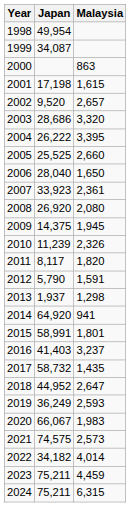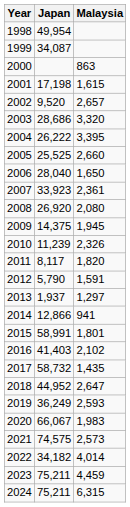(90, 297) 1,298 -> (90, 297) 1,297
(54, 315) 64,920 -> (54, 315) 12,866
(90, 350) 3,237 -> (90, 350) 2,102
